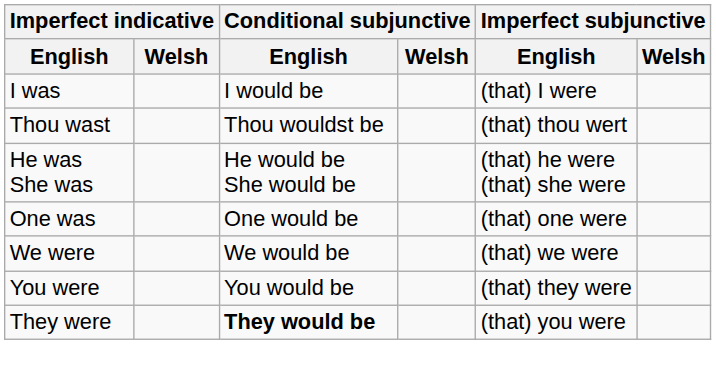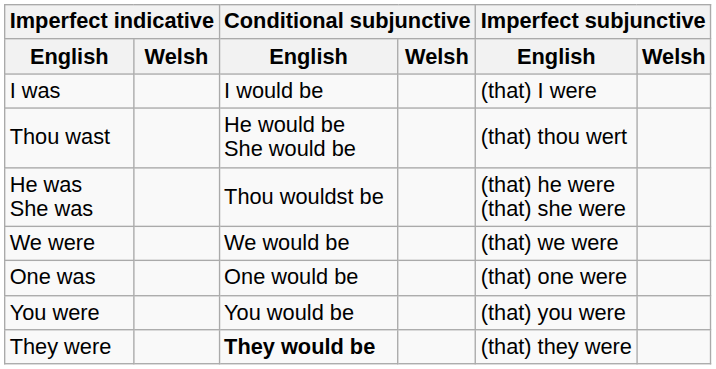(304, 125) Thou wouldst be -> (290, 137) He would be She would be
(290, 172) He would be She would be -> (304, 196) Thou wouldst be
rows swapped: (53, 218) <-> (52, 253)
(556, 287) (that) they were -> (553, 312) (that) you were
(553, 322) (that) you were -> (556, 346) (that) they were
